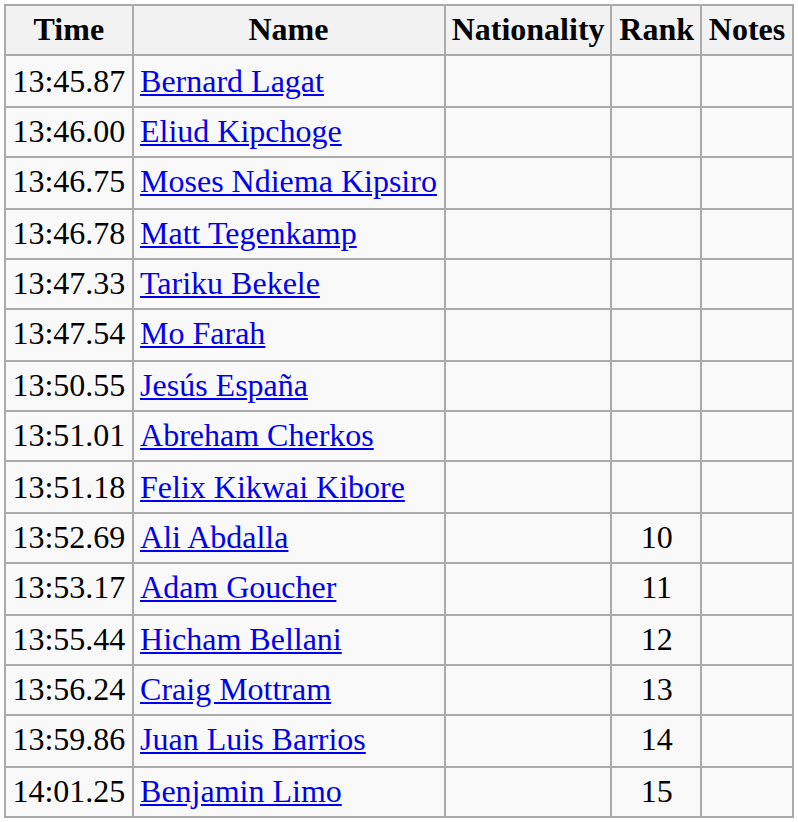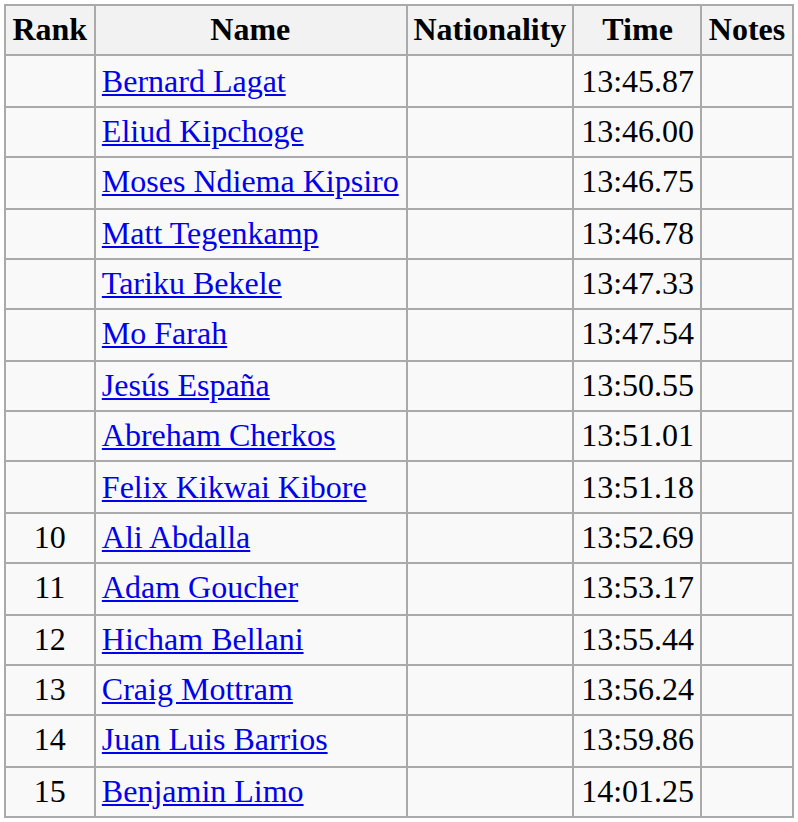columns swapped: (657, 29) <-> (69, 29)
